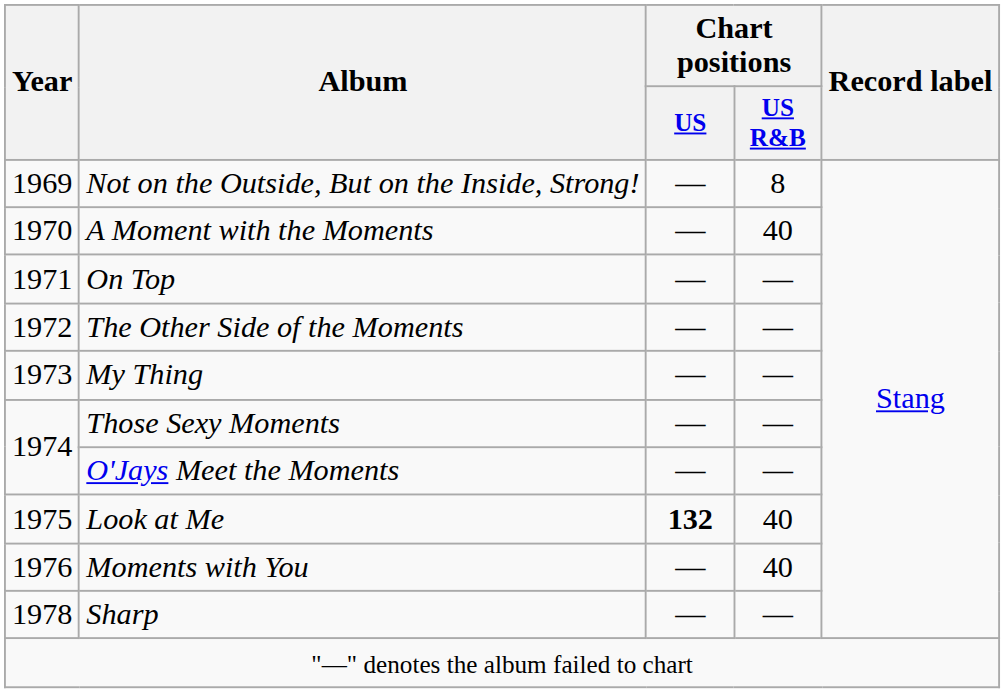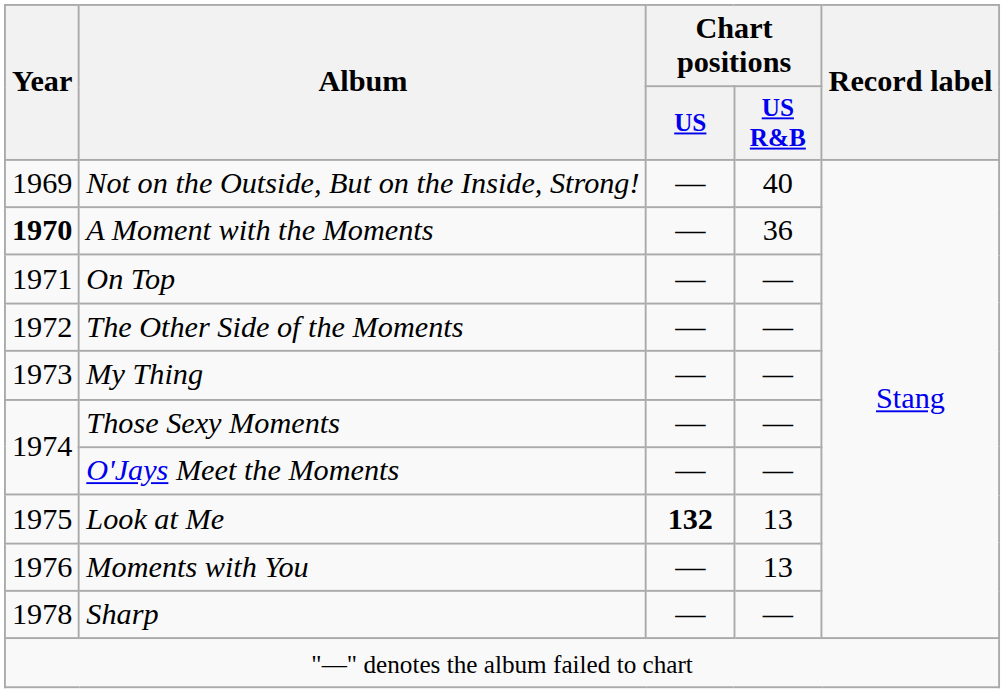(778, 182) 8 -> (778, 182) 40
(42, 230) normal -> (42, 230) bold
(778, 230) 40 -> (778, 230) 36
(778, 518) 40 -> (778, 518) 13
(778, 566) 40 -> (778, 566) 13
